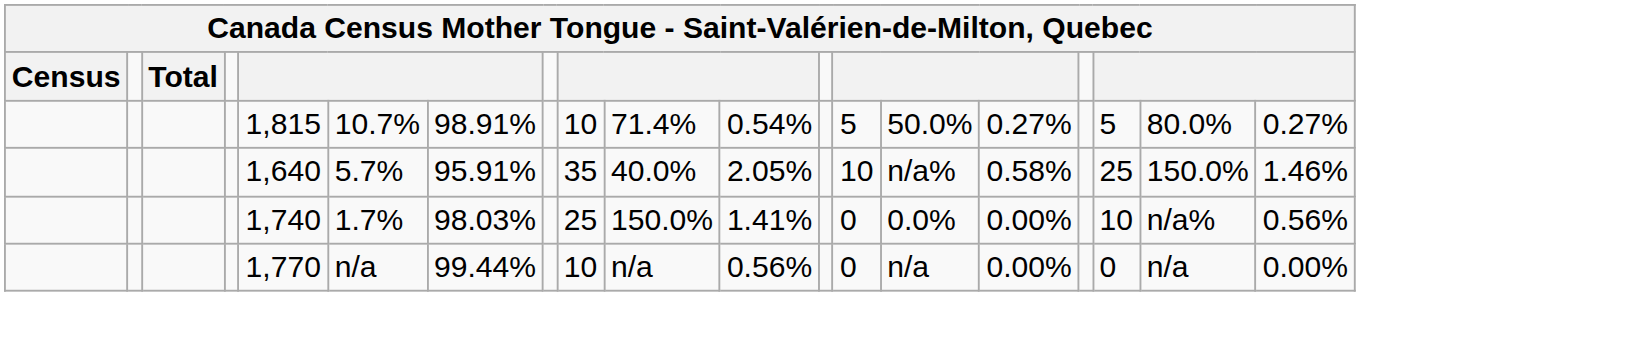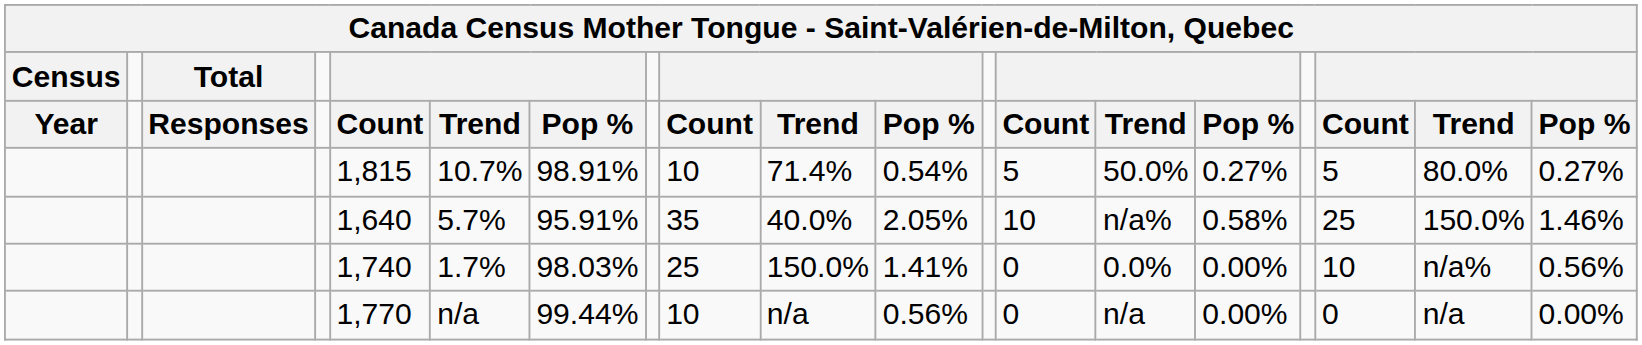+ row: (66, 123)
